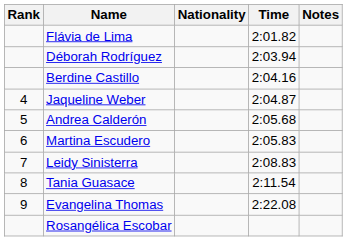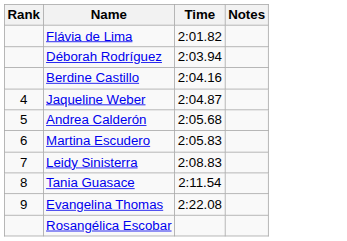- column: (212, 15)
